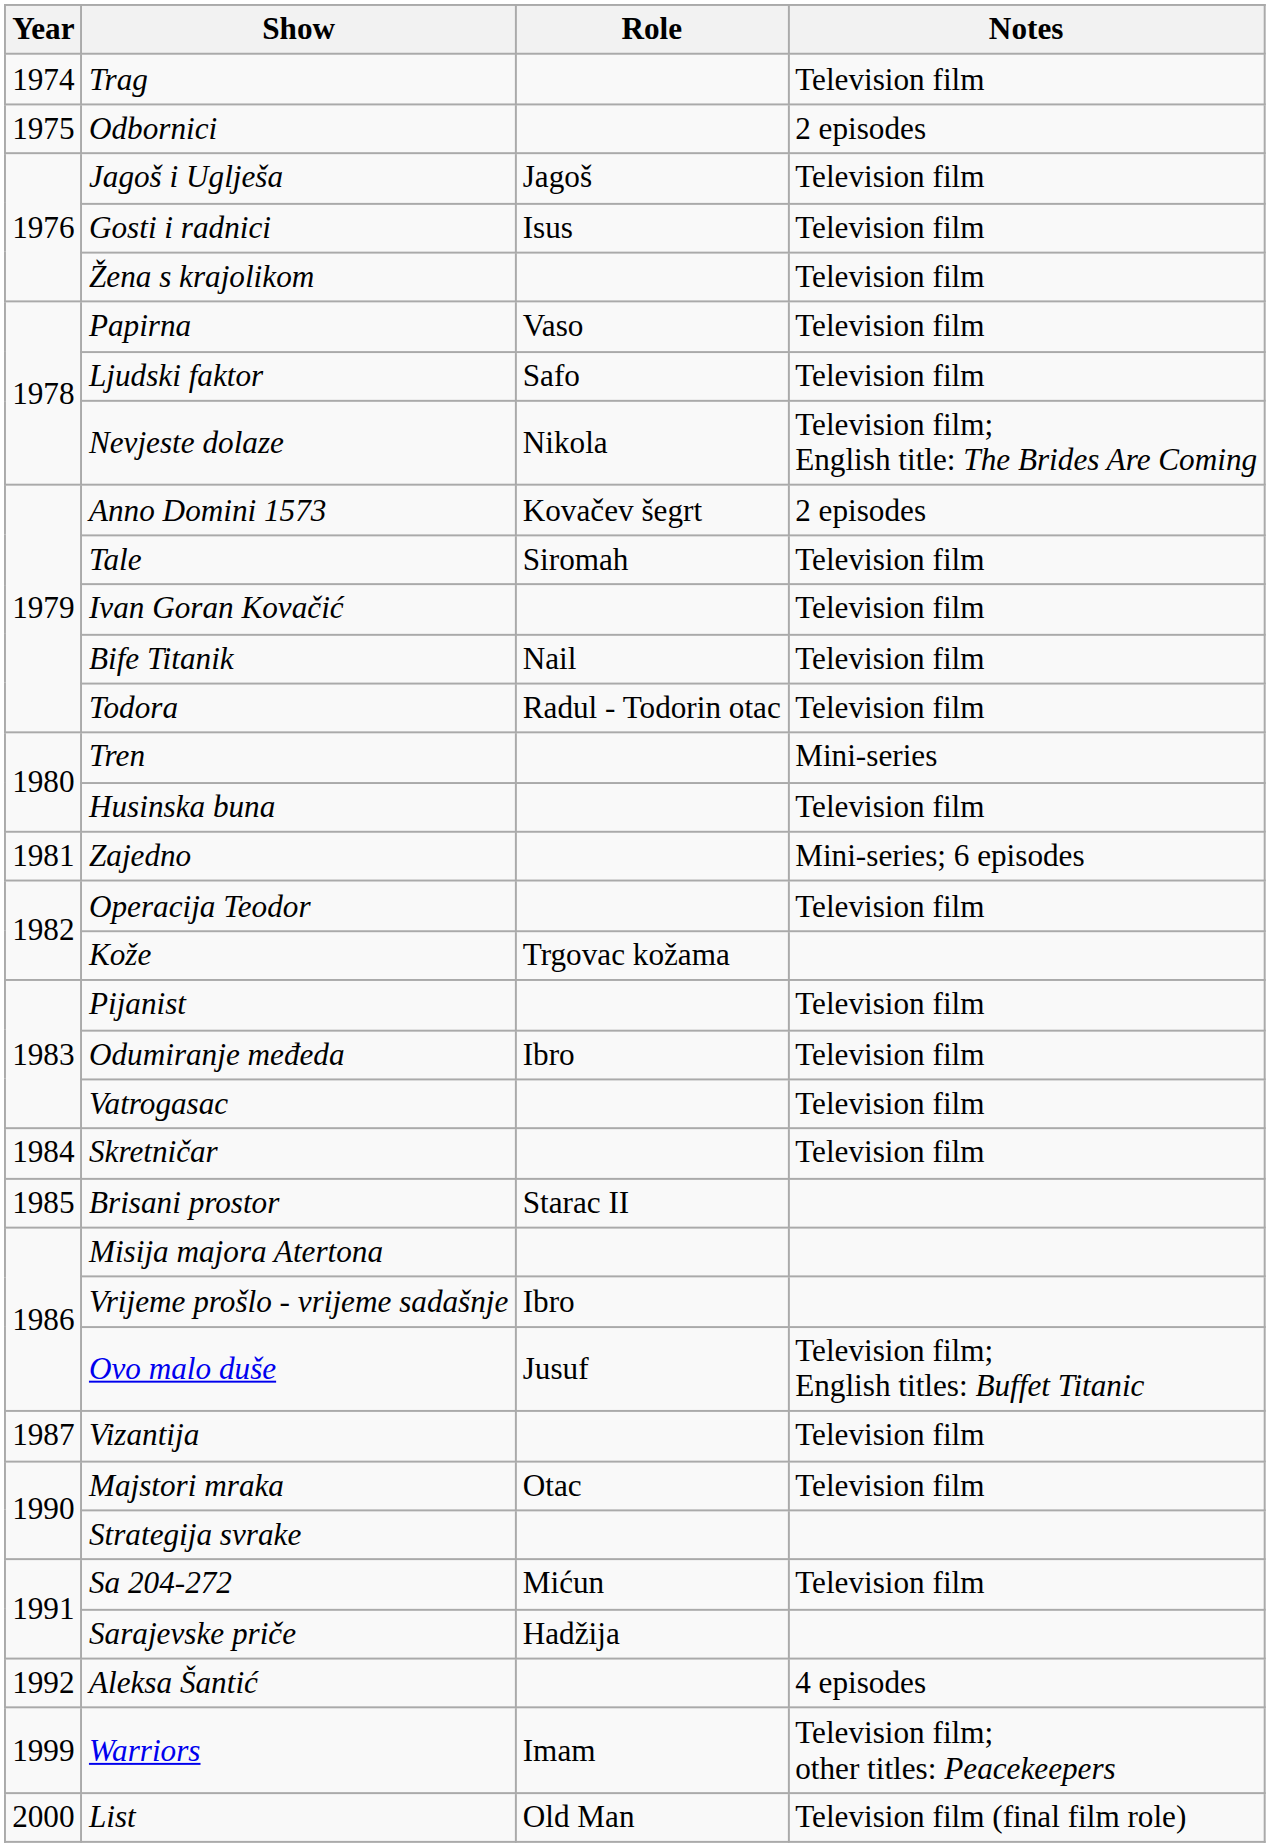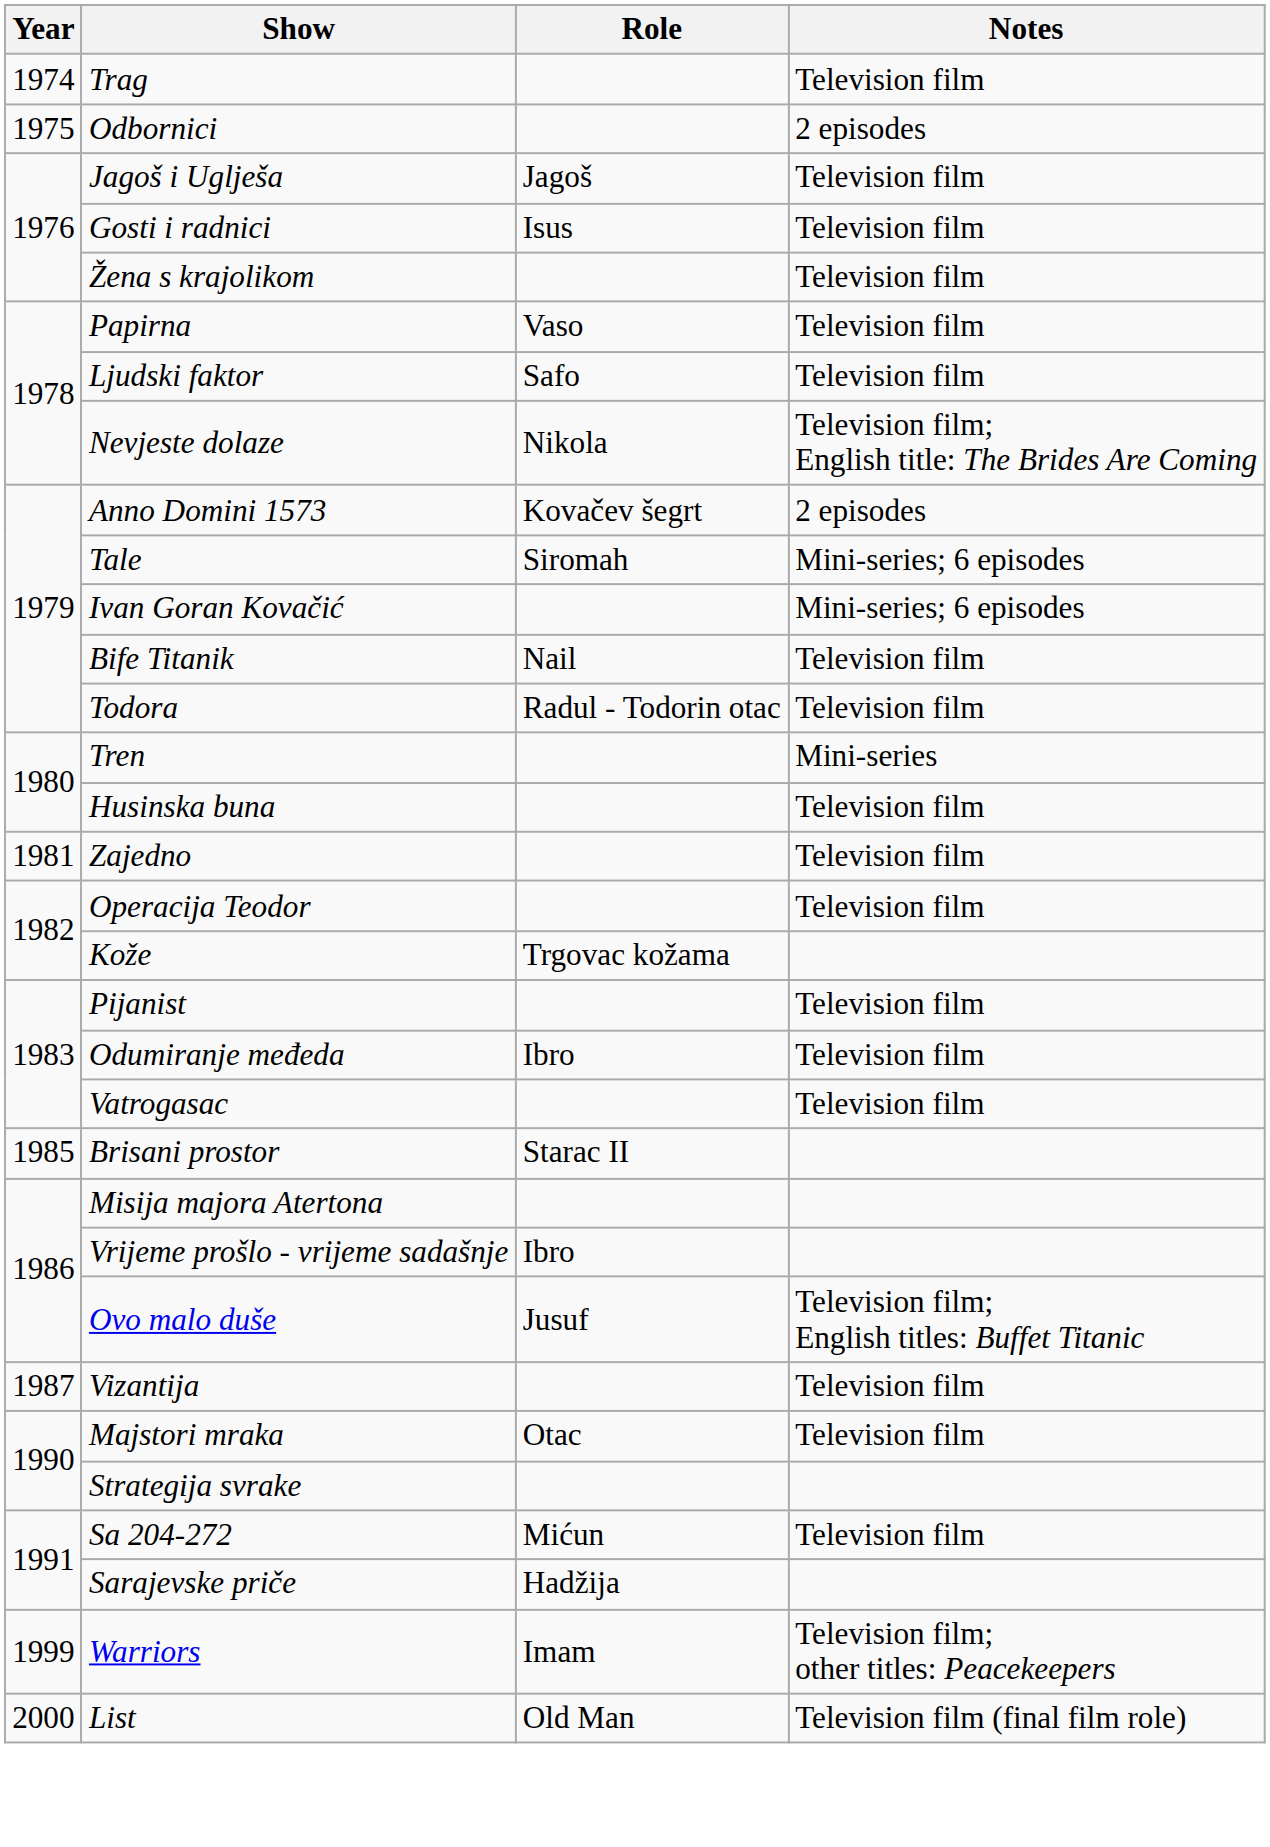(890, 559) Television film -> (940, 559) Mini-series; 6 episodes
(890, 608) Television film -> (940, 608) Mini-series; 6 episodes
(940, 856) Mini-series; 6 episodes -> (890, 856) Television film
- row: (153, 1152)
- row: (173, 1682)
